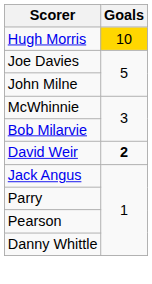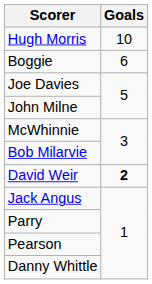(124, 38) gold background -> (124, 38) no background
+ row: (30, 61)
